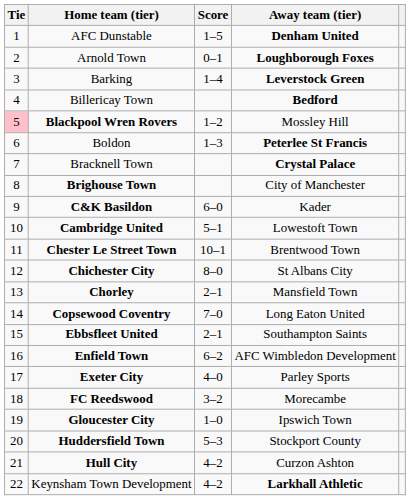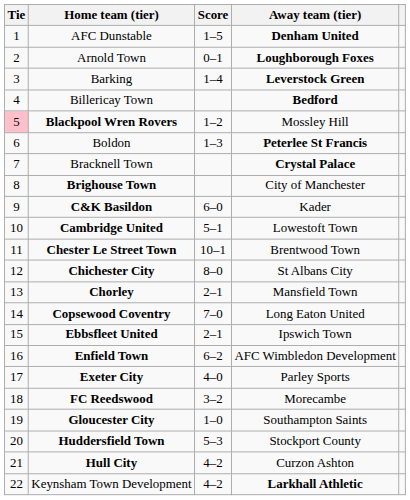(315, 334) Southampton Saints -> (315, 334) Ipswich Town
(315, 419) Ipswich Town -> (315, 419) Southampton Saints
